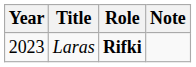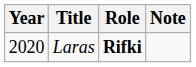(27, 47) 2023 -> (27, 47) 2020
